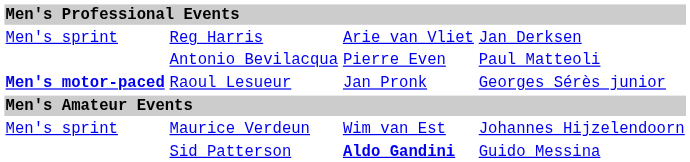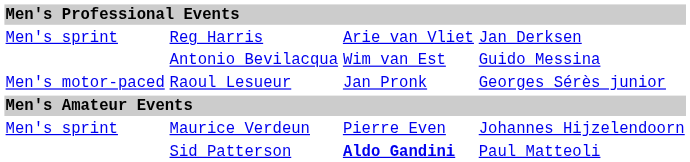(394, 60) Pierre Even -> (394, 60) Wim van Est
(540, 60) Paul Matteoli -> (540, 60) Guido Messina
(85, 83) bold -> (85, 83) normal
(394, 129) Wim van Est -> (394, 129) Pierre Even
(540, 151) Guido Messina -> (540, 151) Paul Matteoli
